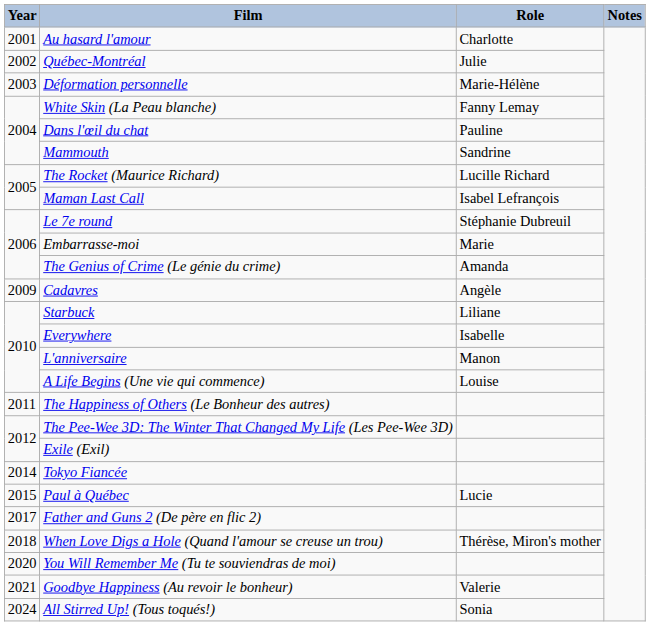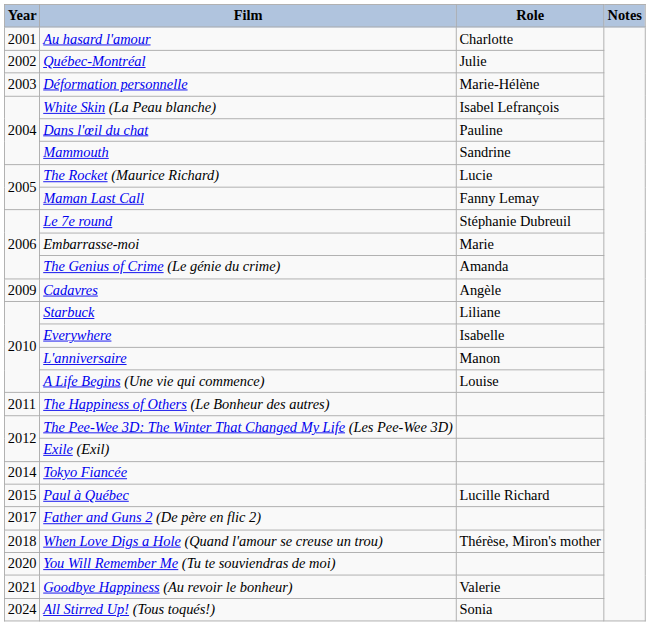(499, 107) Fanny Lemay -> (509, 107) Isabel Lefrançois
(504, 175) Lucille Richard -> (476, 175) Lucie
(509, 198) Isabel Lefrançois -> (499, 198) Fanny Lemay
(476, 495) Lucie -> (504, 495) Lucille Richard
